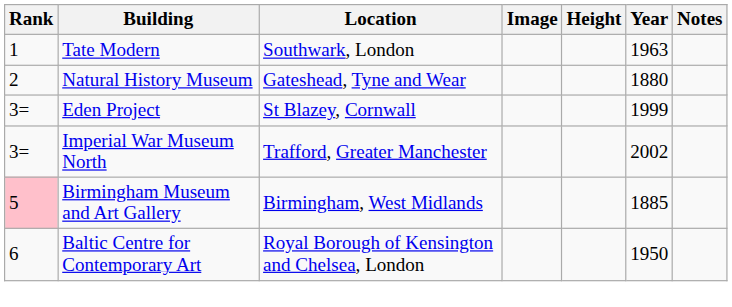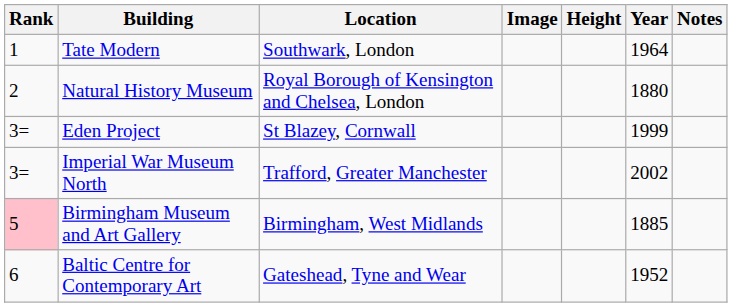(649, 49) 1963 -> (649, 49) 1964
(364, 79) Gateshead, Tyne and Wear -> (378, 90) Royal Borough of Kensington and Chelsea, London
(378, 254) Royal Borough of Kensington and Chelsea, London -> (364, 275) Gateshead, Tyne and Wear
(649, 254) 1950 -> (649, 275) 1952
